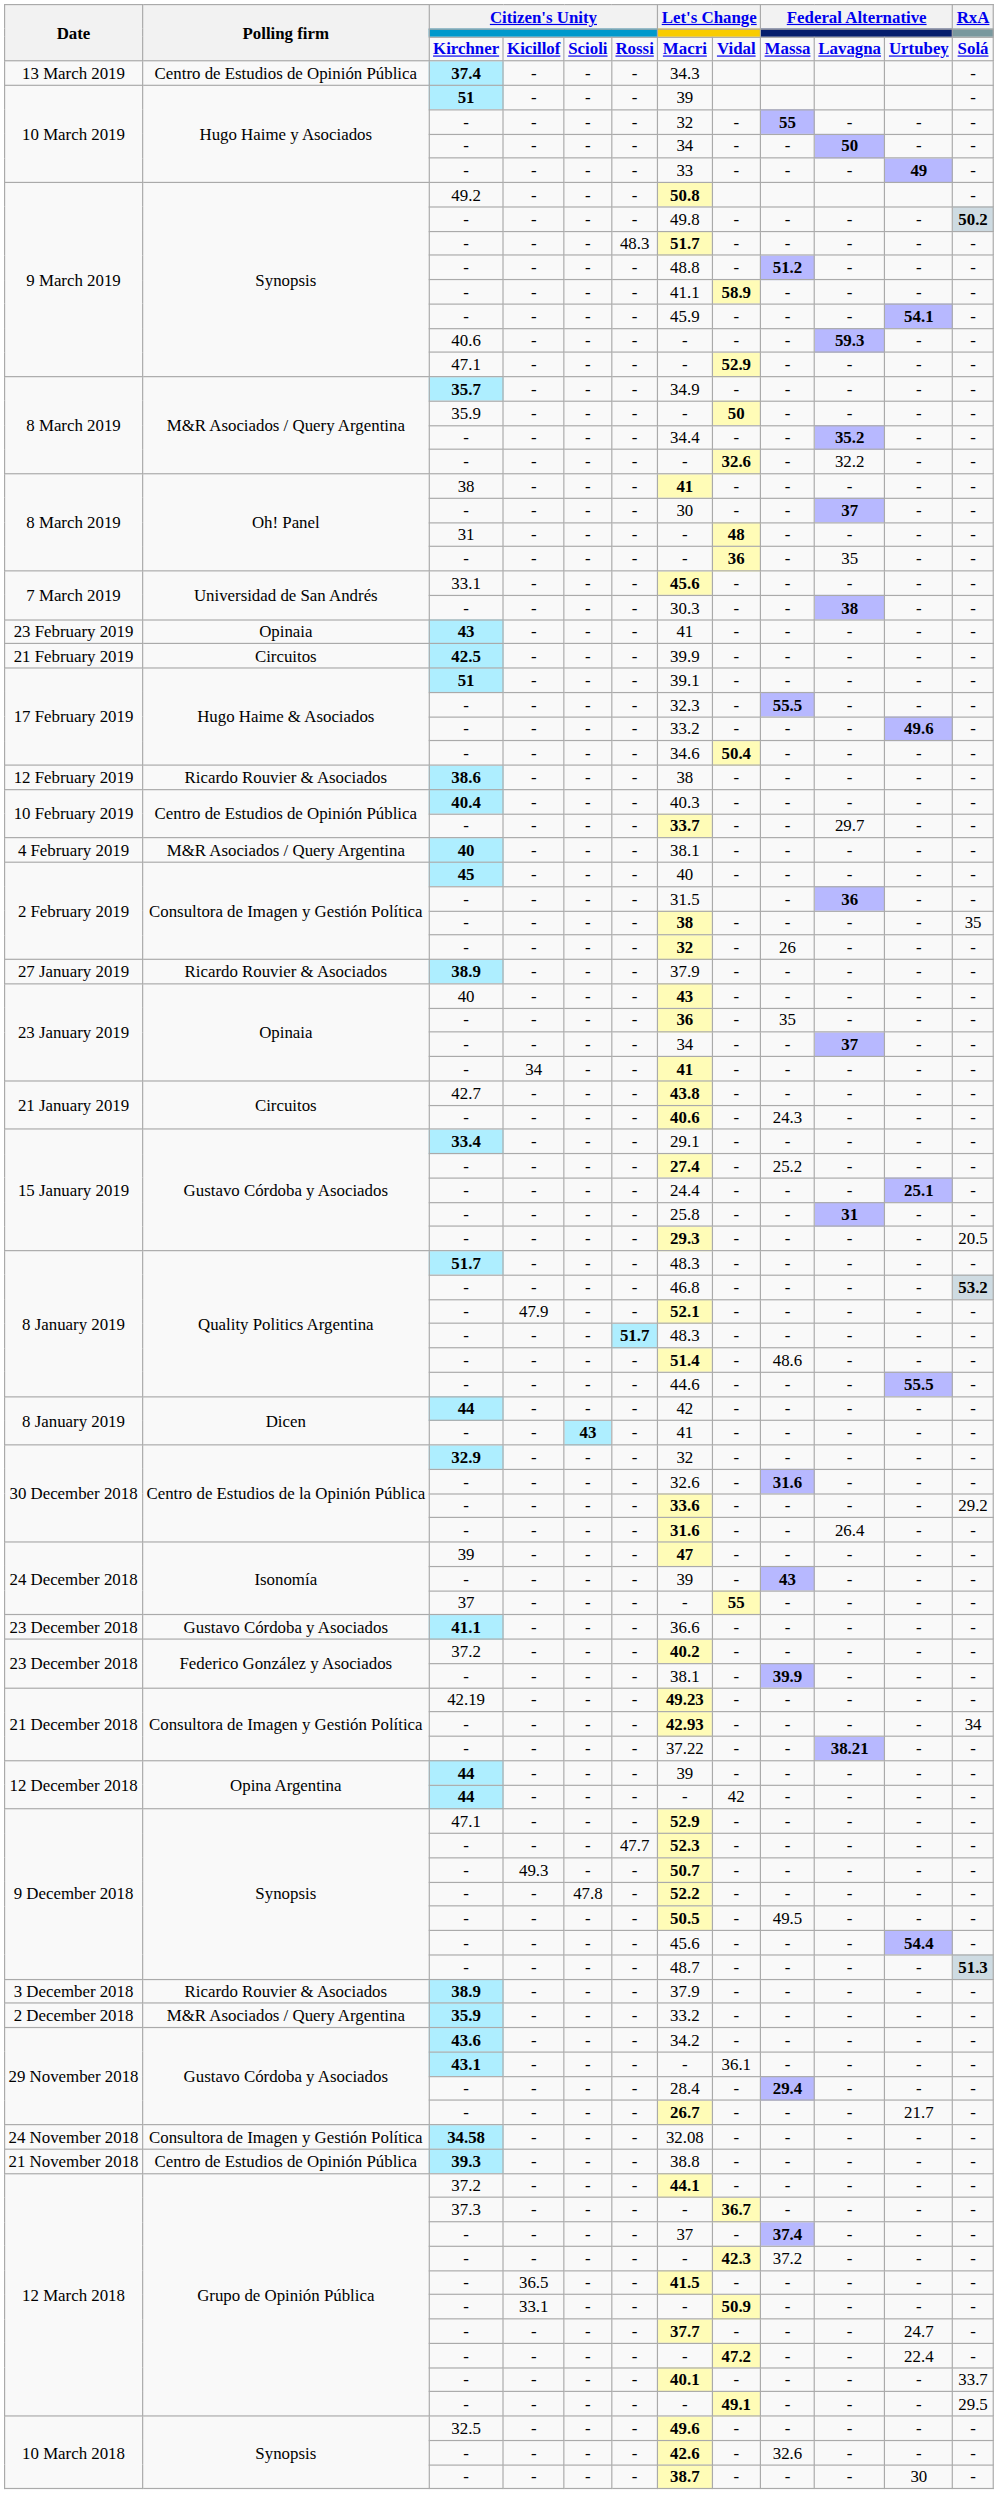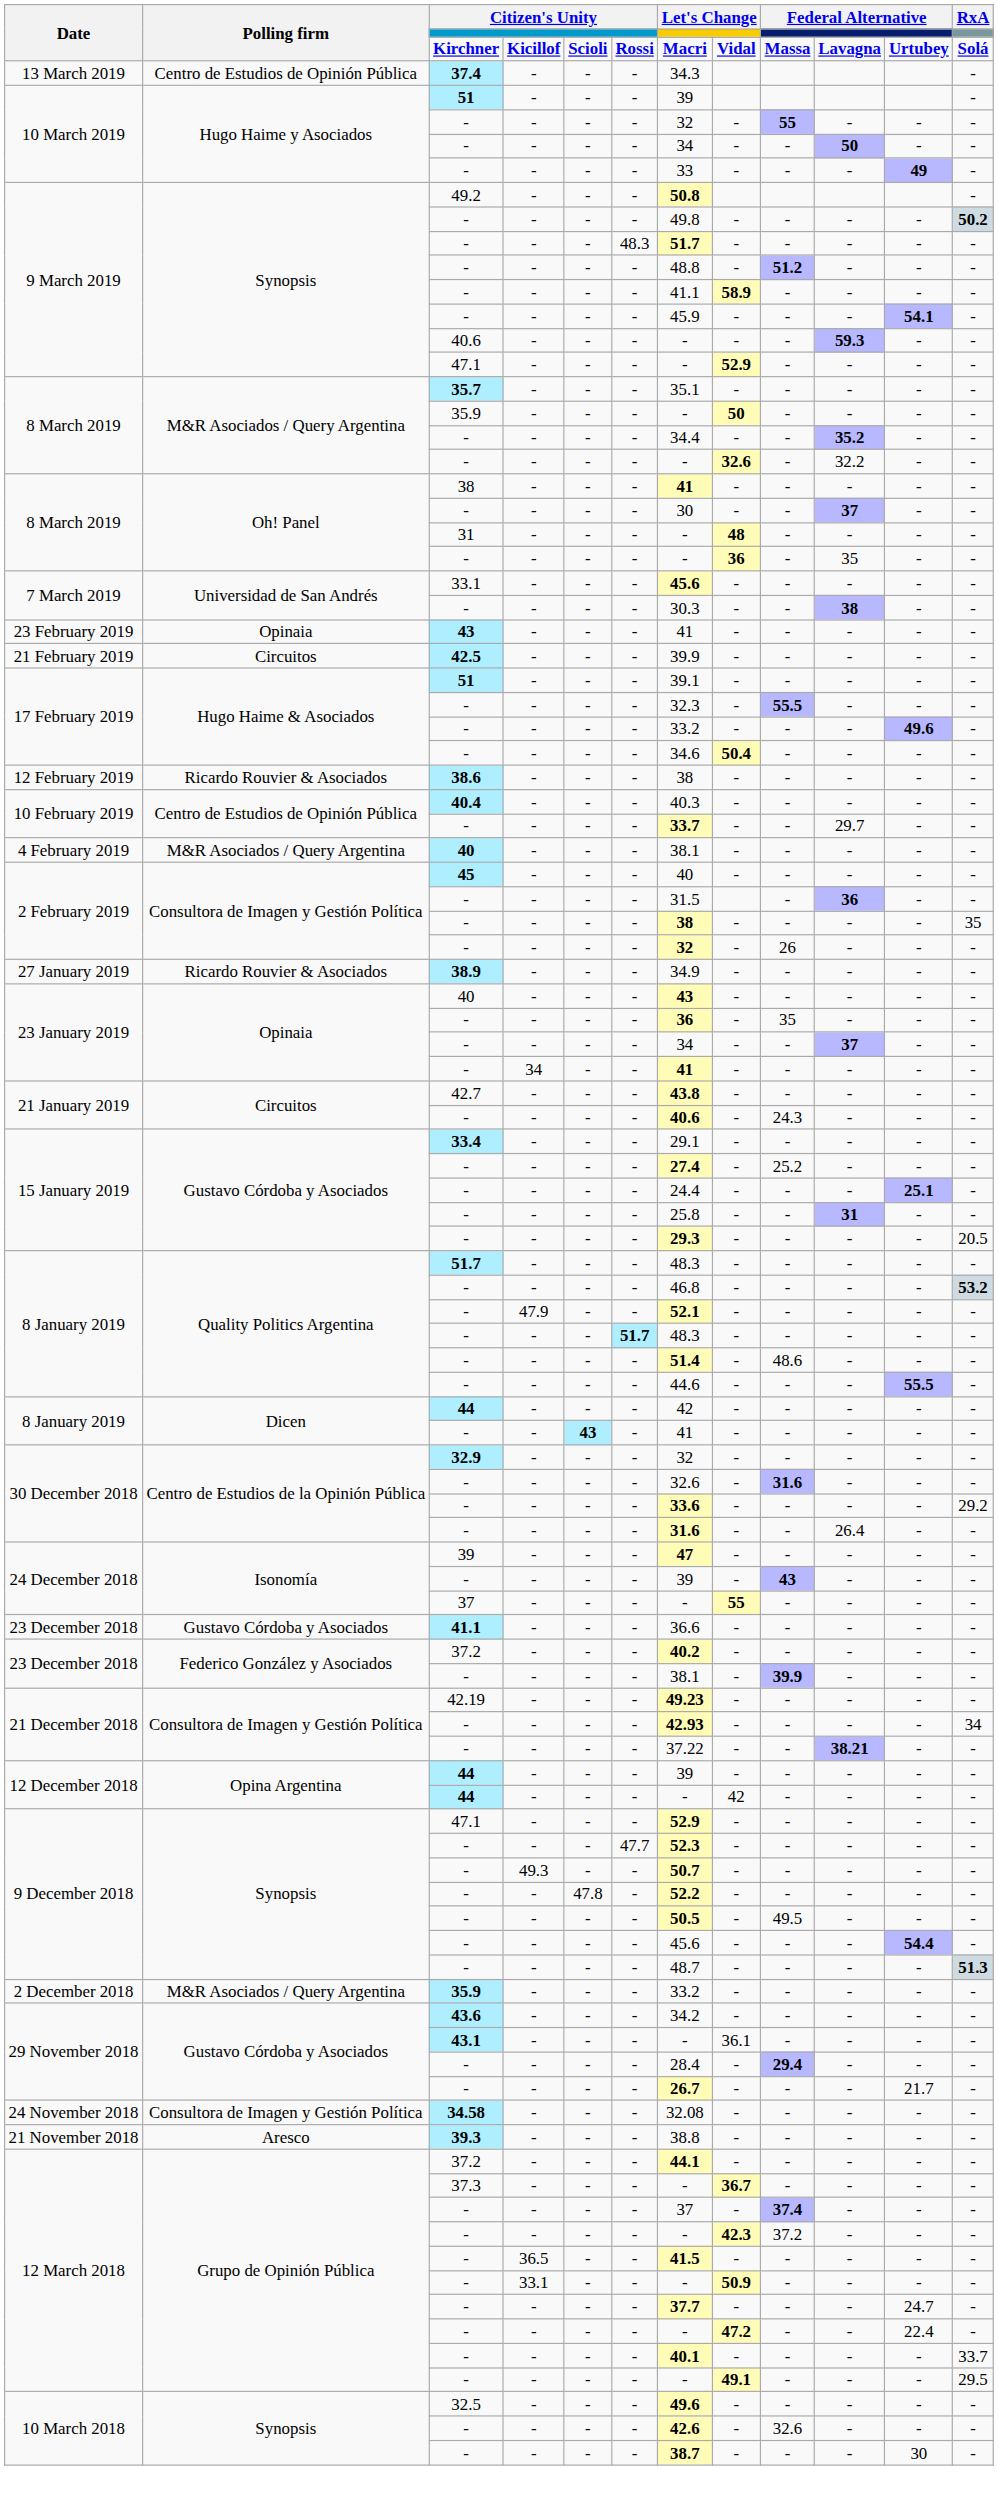(685, 389) 34.9 -> (685, 389) 35.1
(685, 972) 37.9 -> (685, 972) 34.9
- row: (74, 1991)
(286, 2161) Centro de Estudios de Opinión Pública -> (286, 2137) Aresco
